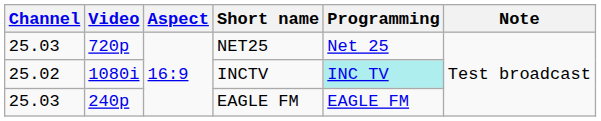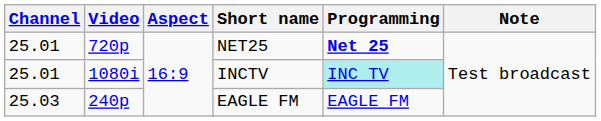(34, 46) 25.03 -> (34, 46) 25.01
(358, 46) normal -> (358, 46) bold
(34, 74) 25.02 -> (34, 74) 25.01
